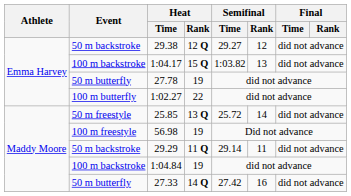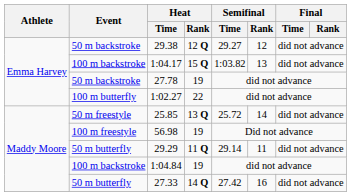(101, 80) 50 m butterfly -> (106, 80) 50 m backstroke
(106, 149) 50 m backstroke -> (101, 149) 50 m butterfly
